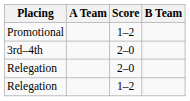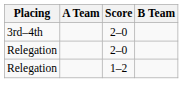- row: (35, 31)
